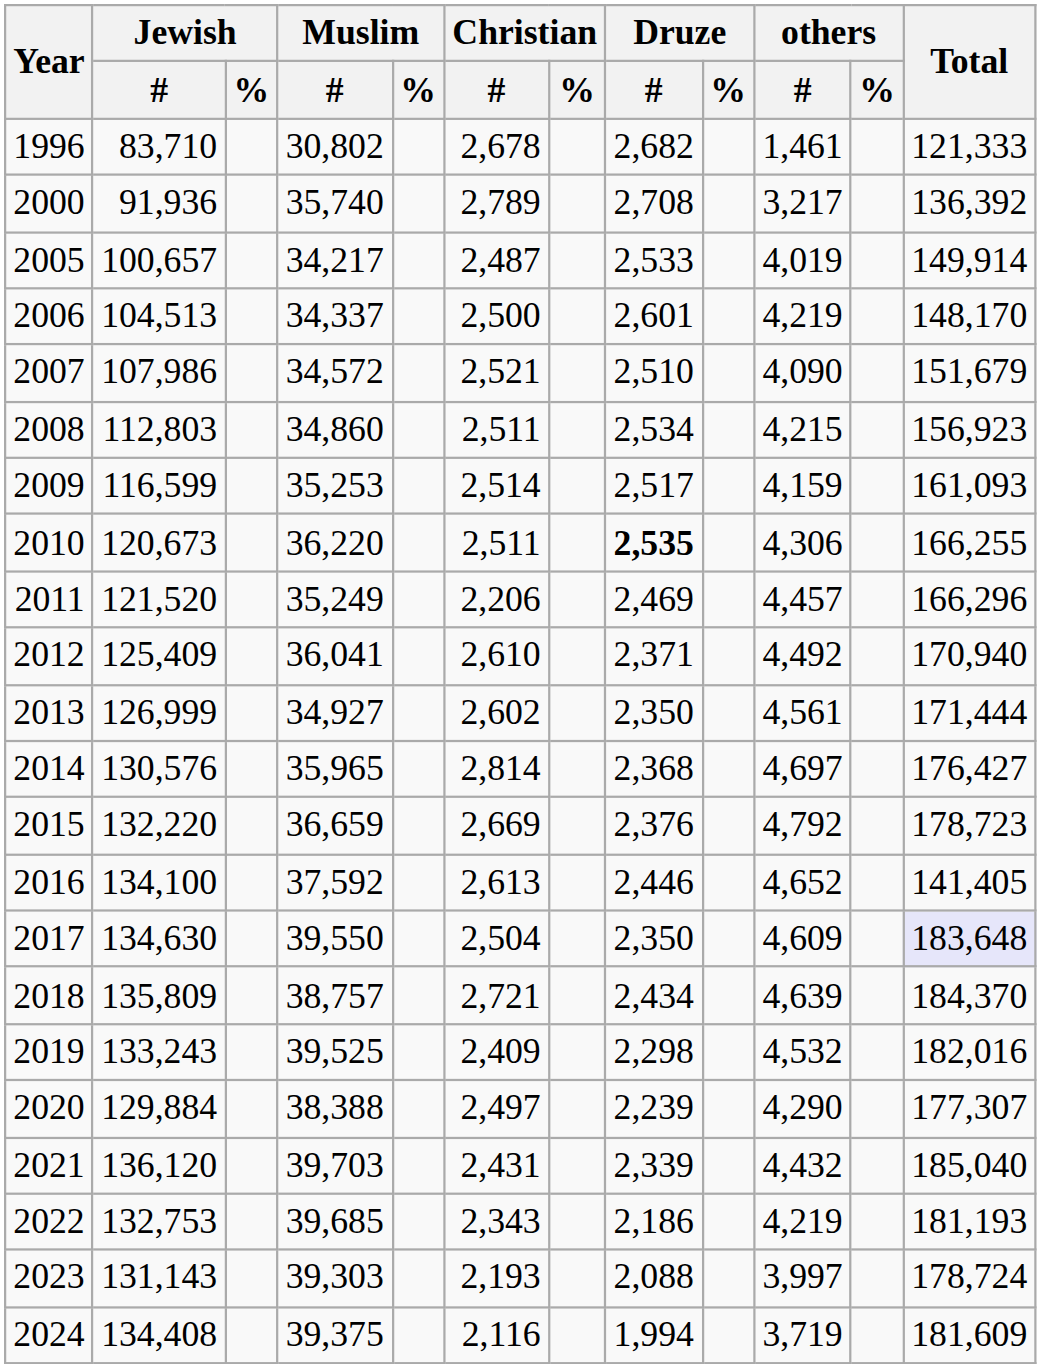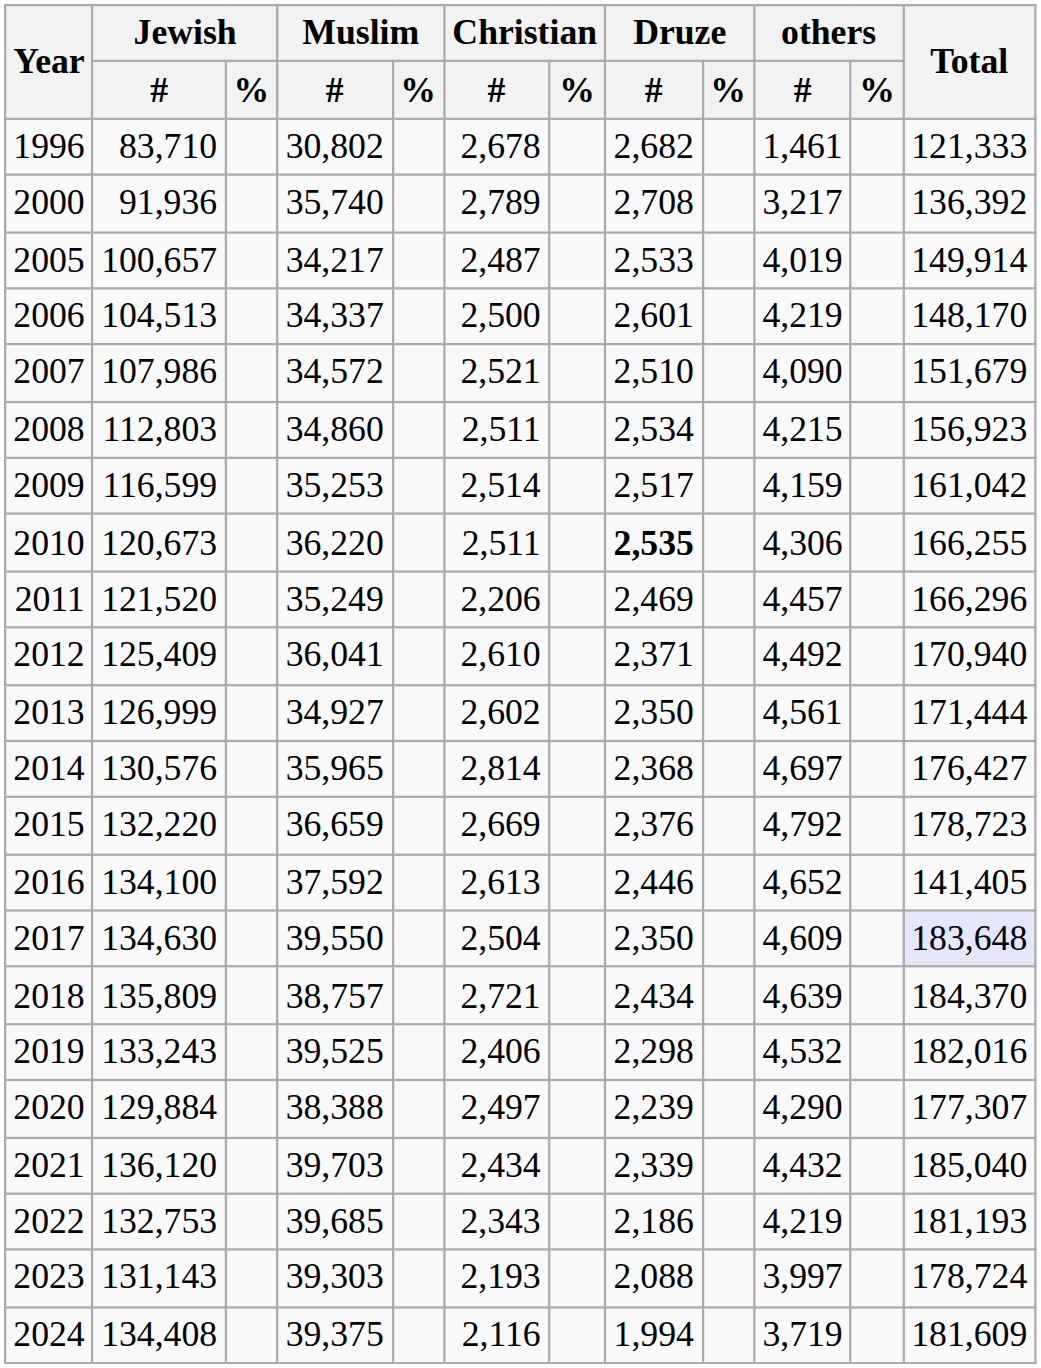(969, 485) 161,093 -> (969, 485) 161,042
(501, 1051) 2,409 -> (501, 1051) 2,406
(501, 1164) 2,431 -> (501, 1164) 2,434
